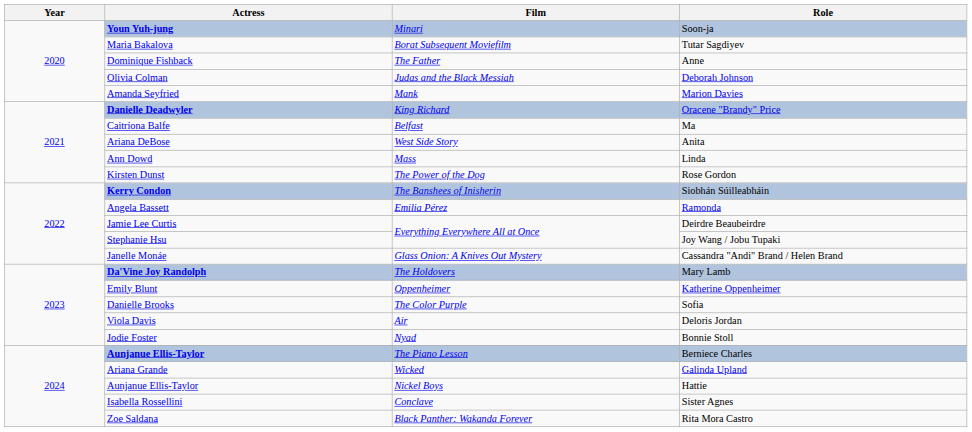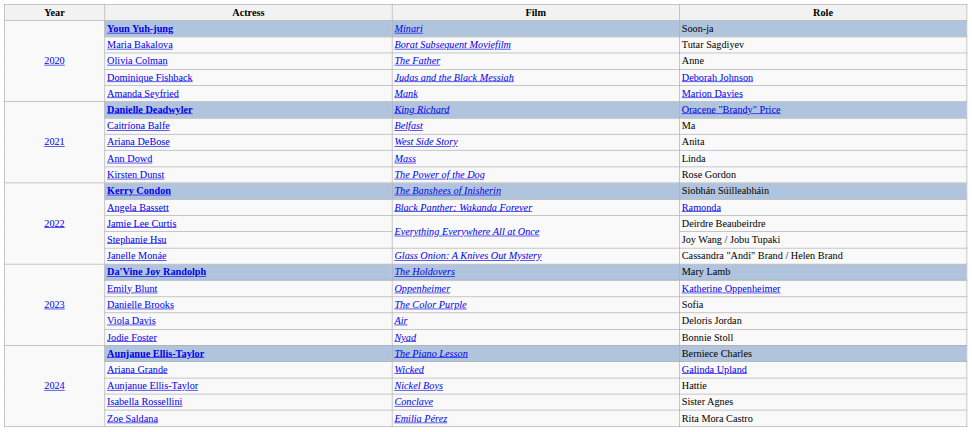(150, 61) Dominique Fishback -> (137, 61) Olivia Colman
(137, 77) Olivia Colman -> (150, 77) Dominique Fishback
(421, 207) Emilia Pérez -> (463, 207) Black Panther: Wakanda Forever
(463, 418) Black Panther: Wakanda Forever -> (421, 418) Emilia Pérez
